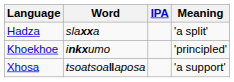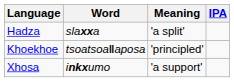columns swapped: (160, 13) <-> (200, 13)
(88, 49) inkxumo -> (106, 49) tsoatsoaǁaposa
(106, 67) tsoatsoaǁaposa -> (88, 67) inkxumo
